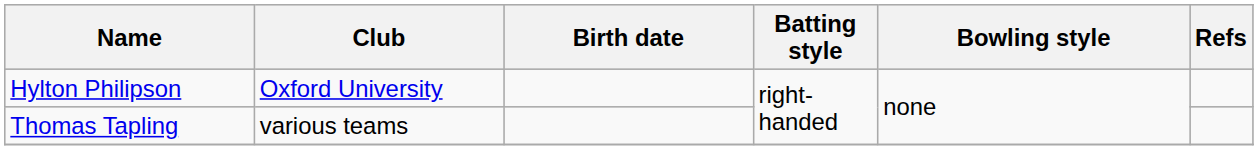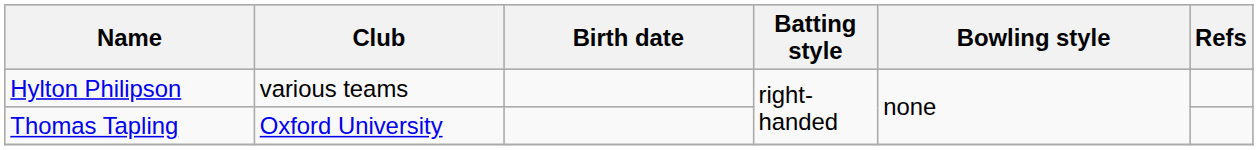(351, 88) Oxford University -> (334, 88) various teams
(334, 126) various teams -> (351, 126) Oxford University
